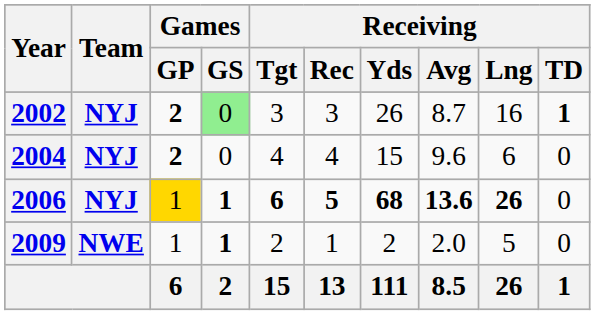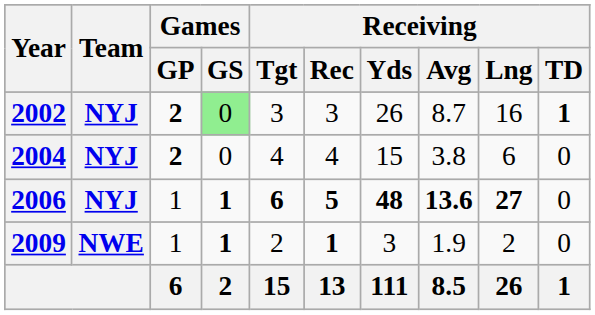(449, 156) 9.6 -> (449, 156) 3.8
(175, 199) gold background -> (175, 199) no background
(389, 199) 68 -> (389, 199) 48
(509, 199) 26 -> (509, 199) 27
(332, 243) normal -> (332, 243) bold
(389, 243) 2 -> (389, 243) 3
(449, 243) 2.0 -> (449, 243) 1.9
(509, 243) 5 -> (509, 243) 2
